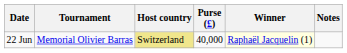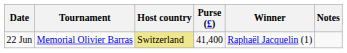(210, 40) 40,000 -> (210, 40) 41,400
(270, 40) lightyellow background -> (270, 40) no background
